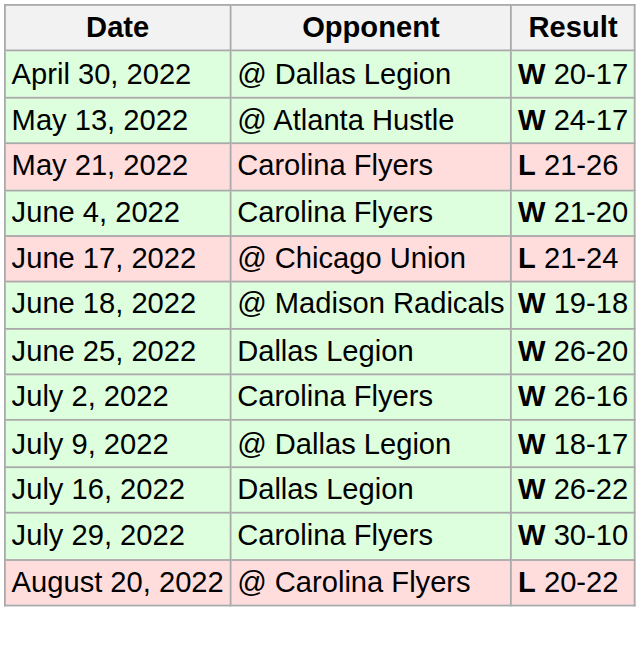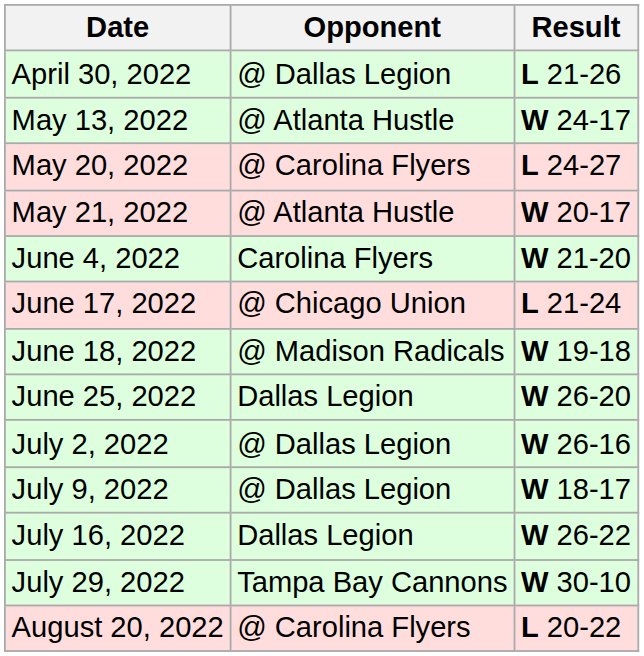(573, 73) W 20-17 -> (571, 73) L 21-26
+ row: (100, 166)
(335, 166) Carolina Flyers -> (346, 212) @ Atlanta Hustle
(568, 166) L 21-26 -> (576, 212) W 20-17
(335, 397) Carolina Flyers -> (344, 443) @ Dallas Legion
(335, 535) Carolina Flyers -> (372, 581) Tampa Bay Cannons
